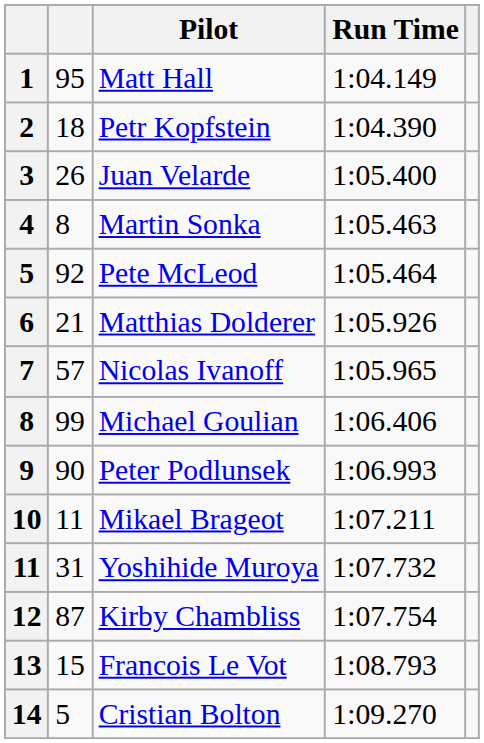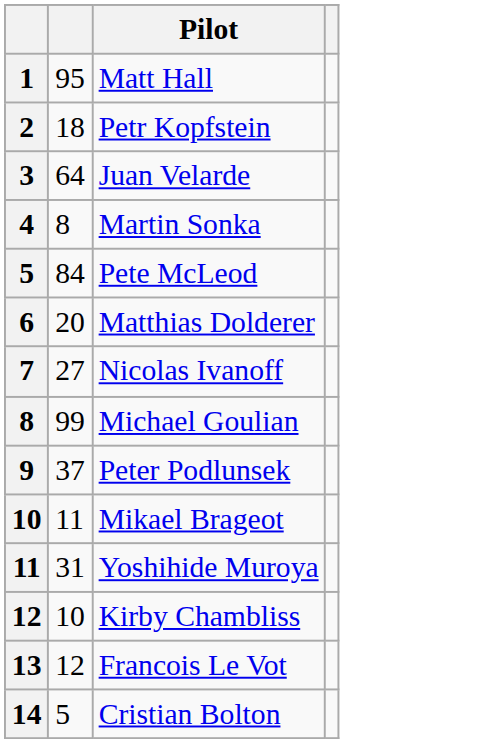- column: (396, 29)
(70, 175) 26 -> (70, 175) 64
(70, 273) 92 -> (70, 273) 84
(70, 322) 21 -> (70, 322) 20
(70, 371) 57 -> (70, 371) 27
(70, 468) 90 -> (70, 468) 37
(70, 615) 87 -> (70, 615) 10
(70, 664) 15 -> (70, 664) 12
